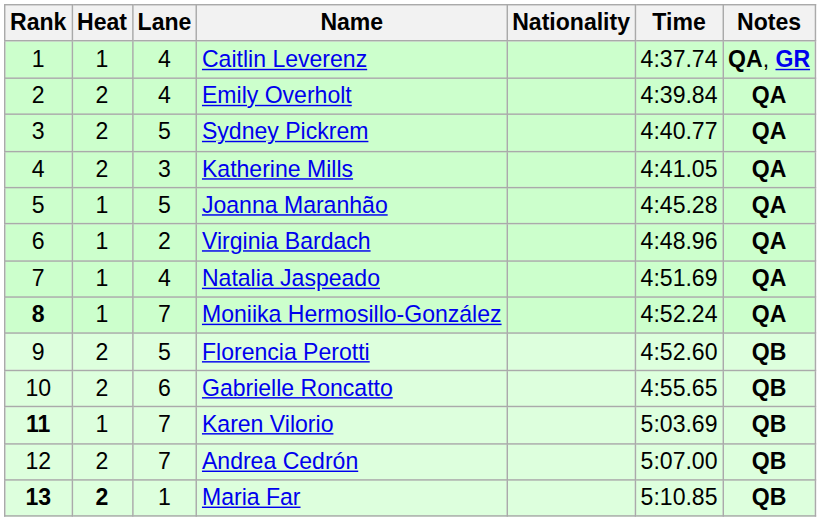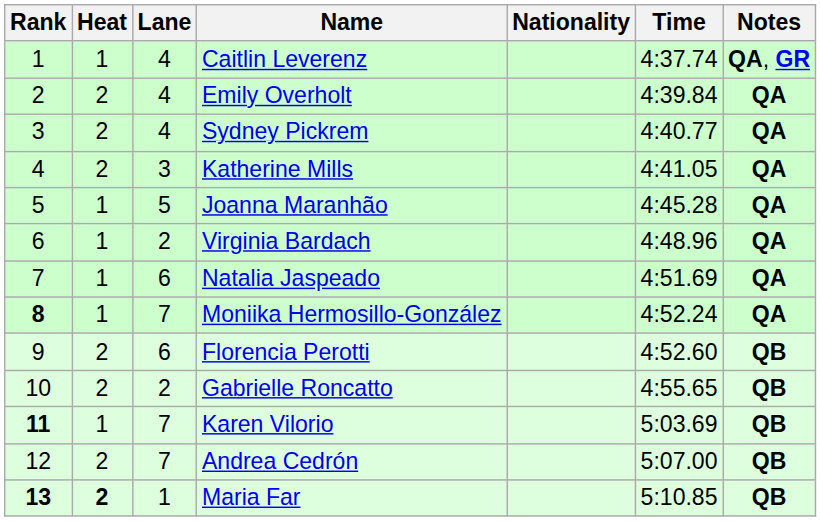(164, 132) 5 -> (164, 132) 4
(164, 278) 4 -> (164, 278) 6
(164, 351) 5 -> (164, 351) 6
(164, 388) 6 -> (164, 388) 2
